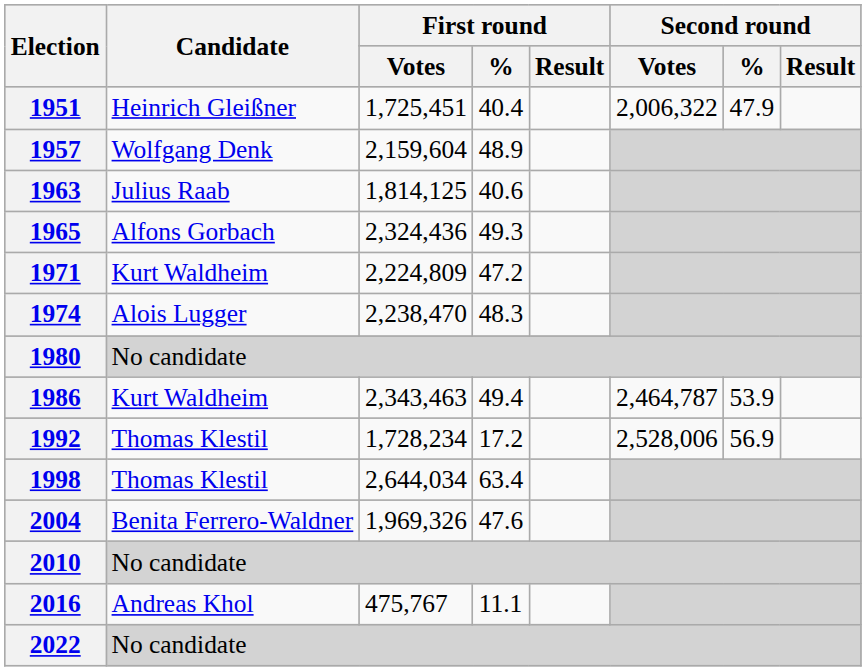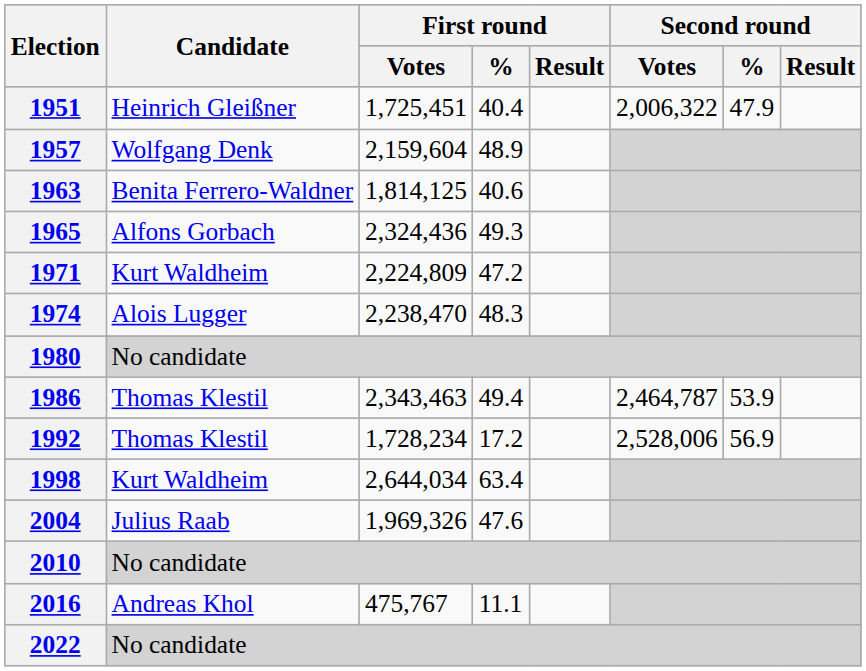(171, 189) Julius Raab -> (232, 189) Benita Ferrero-Waldner
(190, 396) Kurt Waldheim -> (190, 396) Thomas Klestil
(190, 479) Thomas Klestil -> (190, 479) Kurt Waldheim
(232, 520) Benita Ferrero-Waldner -> (171, 520) Julius Raab
